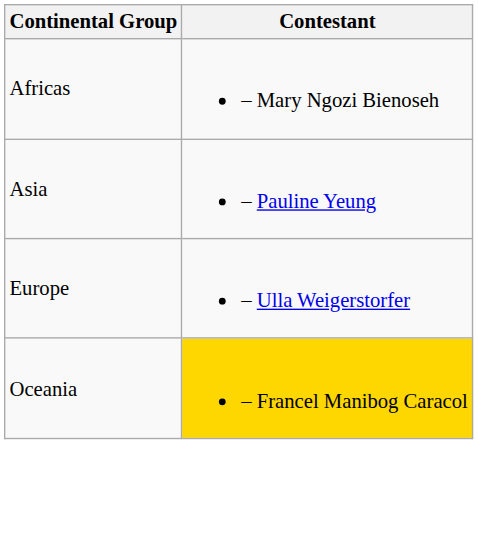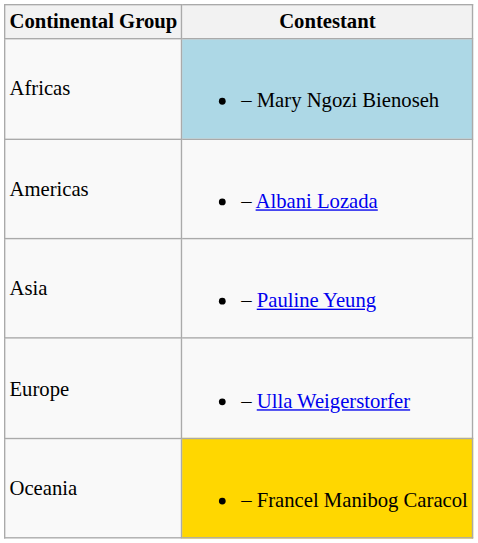(327, 101) no background -> (327, 101) lightblue background
+ row: (49, 188)
